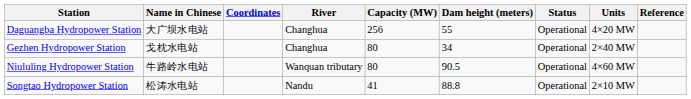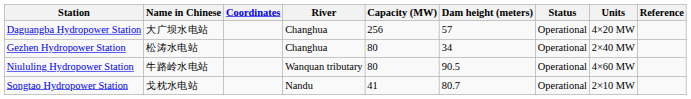(447, 30) 55 -> (447, 30) 57
(172, 48) 戈枕水电站 -> (172, 48) 松涛水电站
(172, 85) 松涛水电站 -> (172, 85) 戈枕水电站
(451, 85) 88.8 -> (451, 85) 80.7
